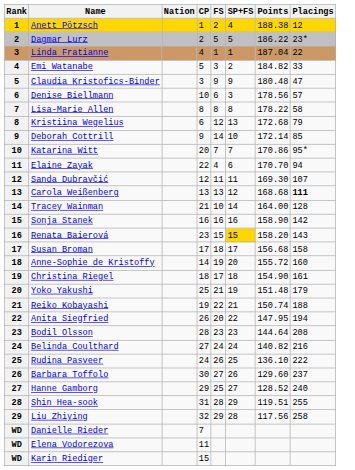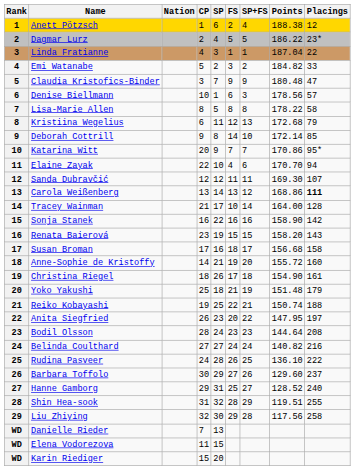+ column: (218, 11)
(273, 193) 168.68 -> (287, 193) 168.86
(233, 235) gold background -> (247, 235) no background
(300, 319) 194 -> (315, 319) 197
